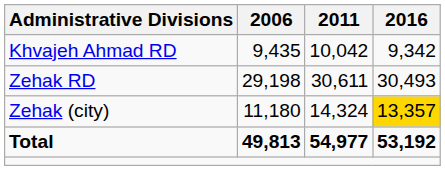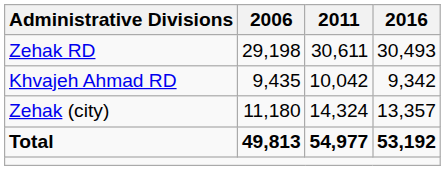rows swapped: (93, 50) <-> (52, 80)
(406, 111) gold background -> (406, 111) no background
